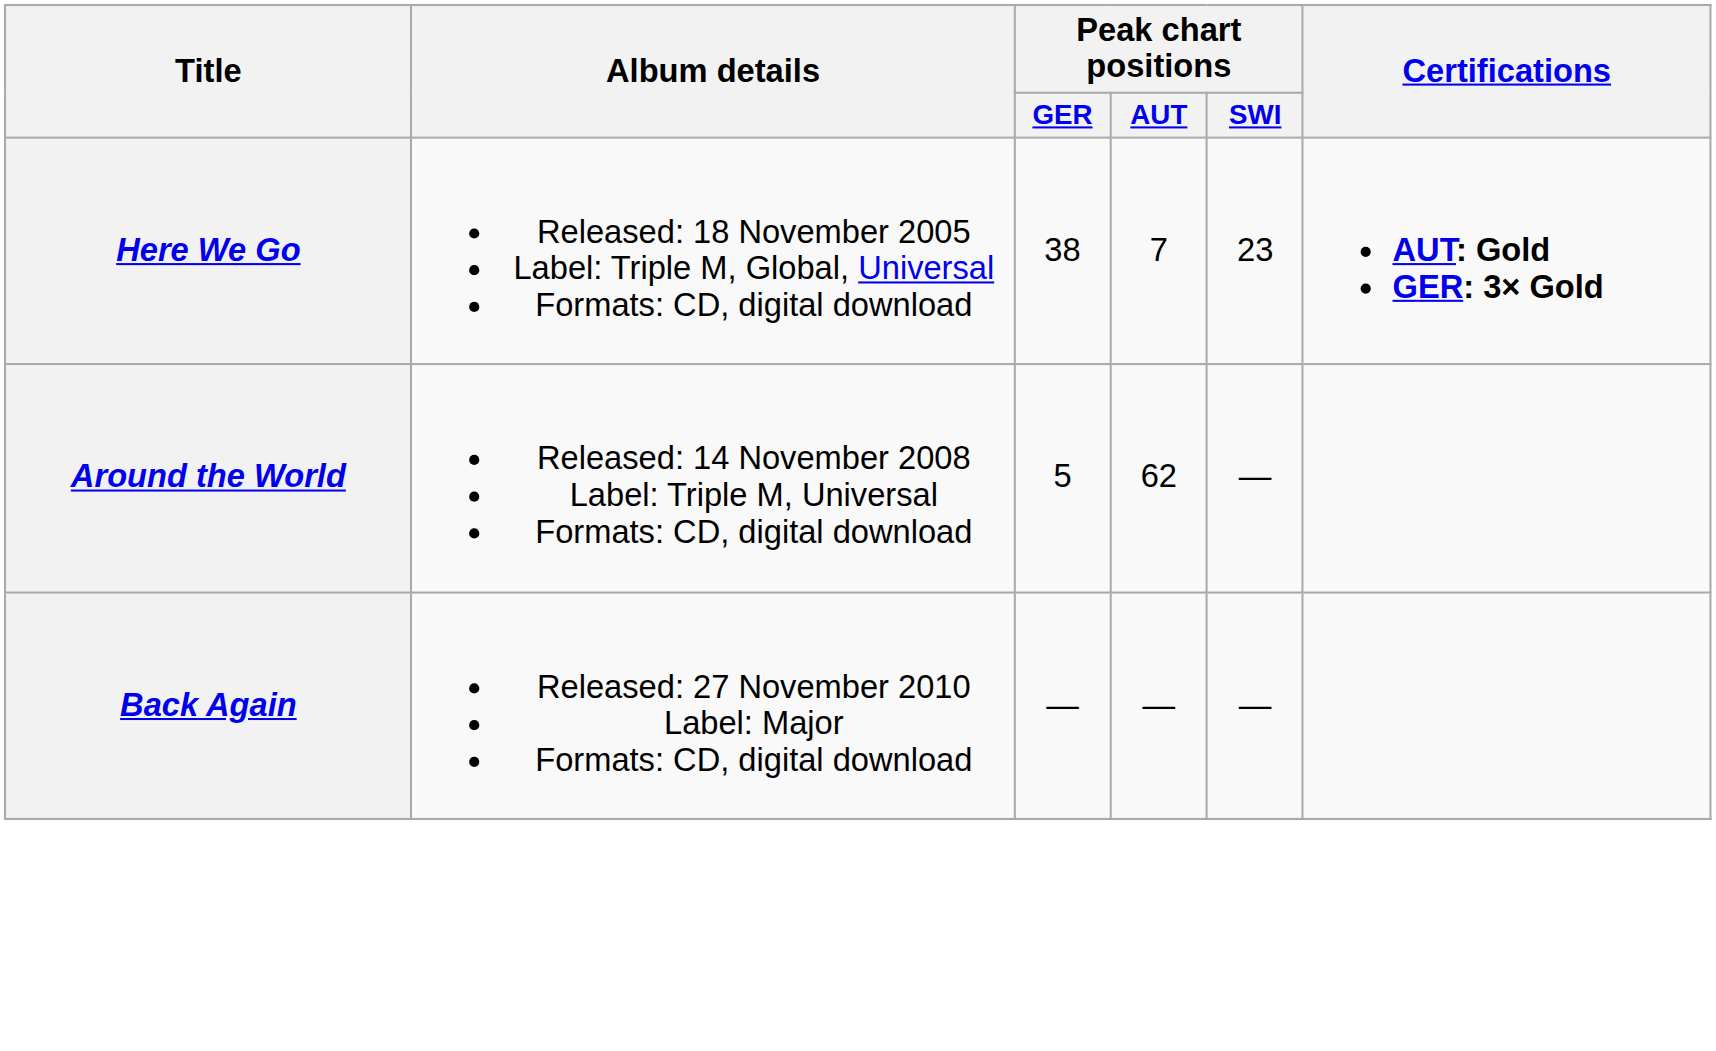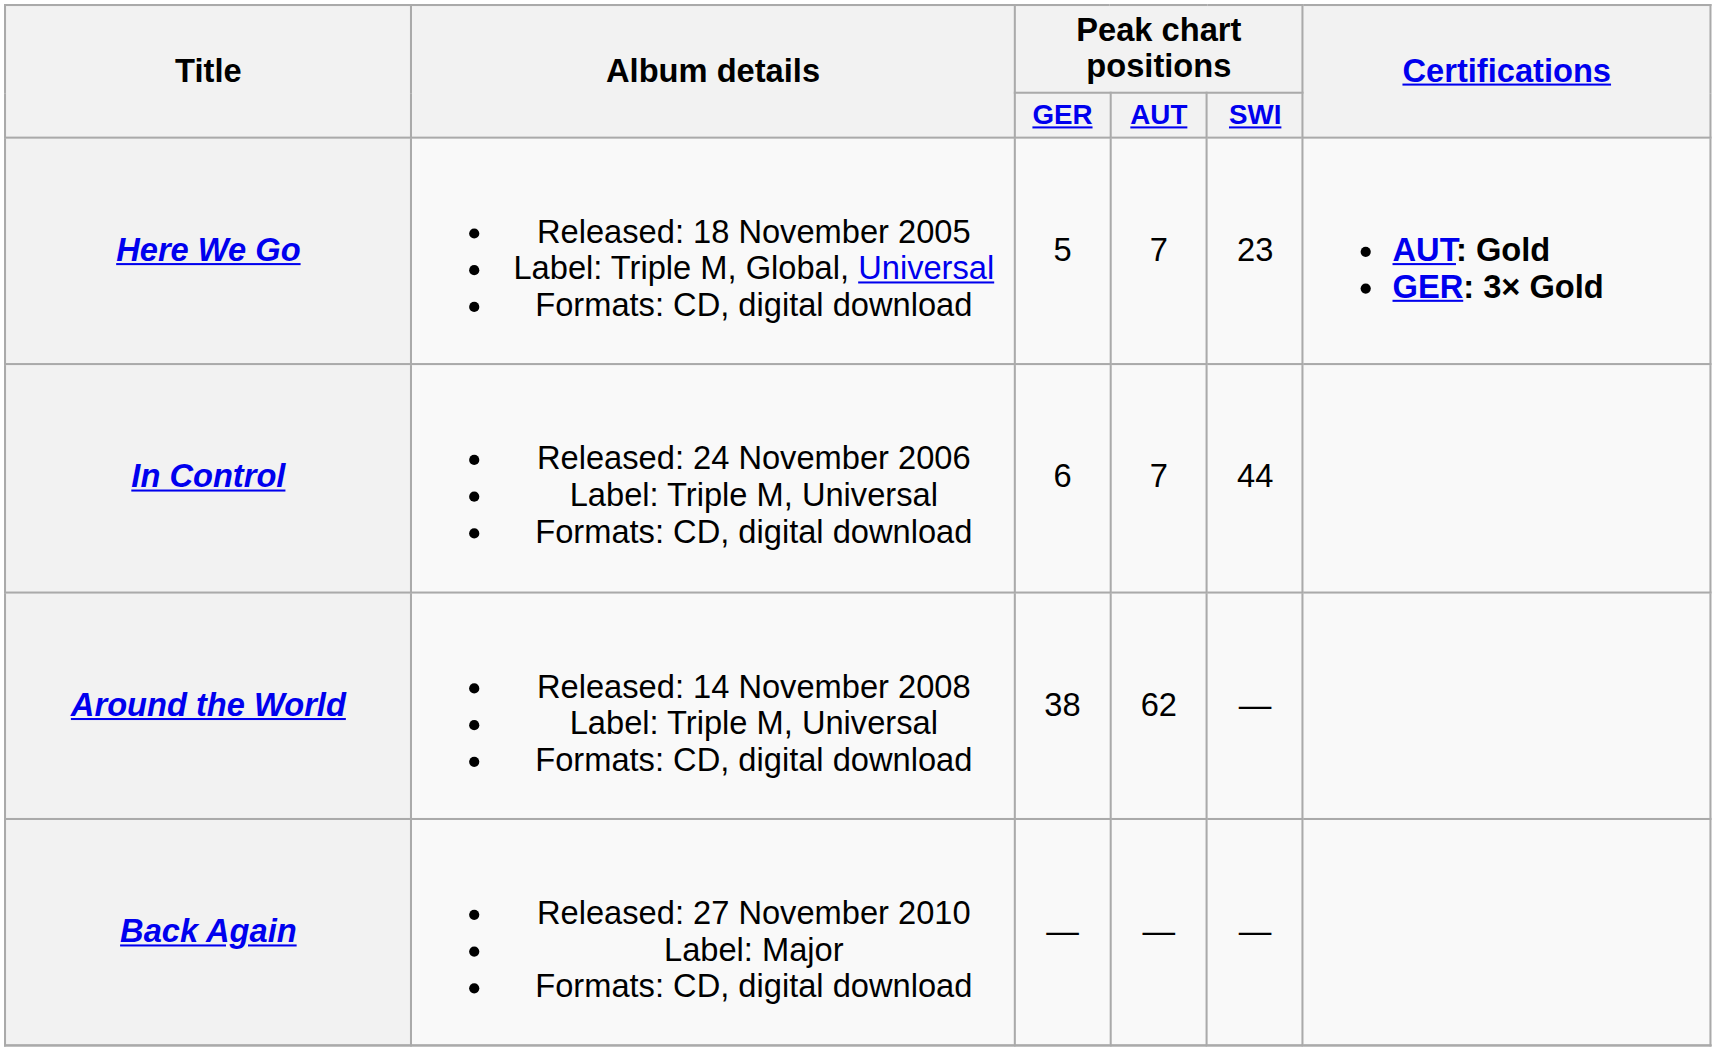(1062, 250) 38 -> (1062, 250) 5
+ row: (208, 477)
(1062, 477) 5 -> (1062, 704) 38
